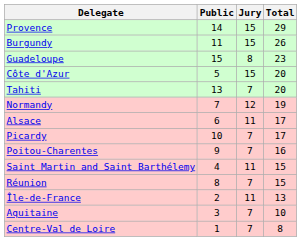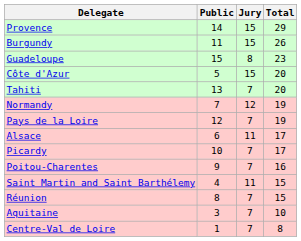+ row: (52, 120)
- row: (44, 198)
